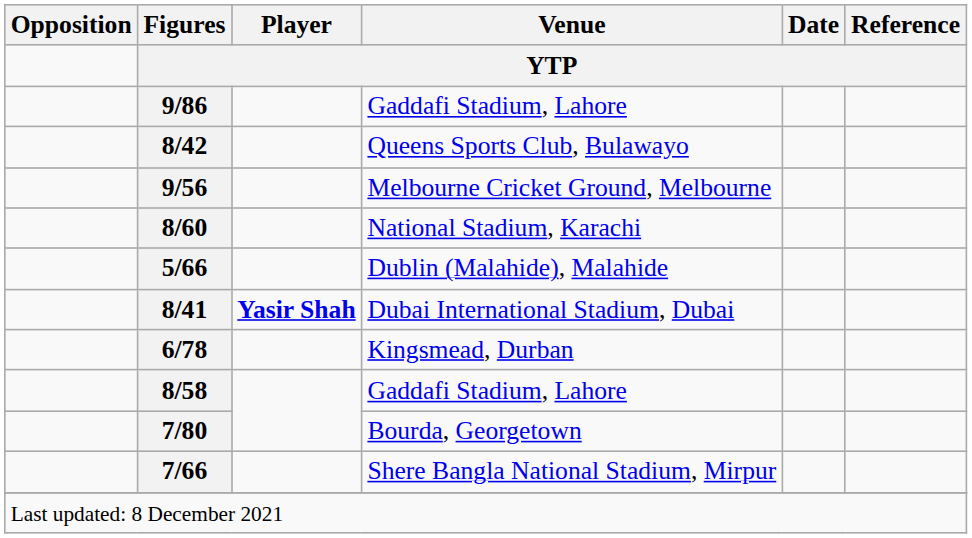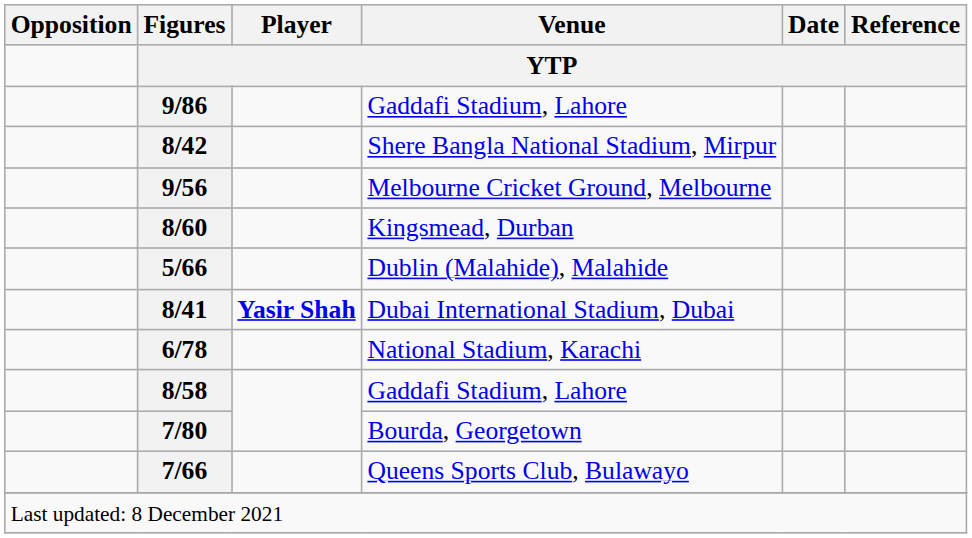(528, 146) Queens Sports Club, Bulawayo -> (572, 146) Shere Bangla National Stadium, Mirpur
(504, 227) National Stadium, Karachi -> (471, 227) Kingsmead, Durban
(471, 349) Kingsmead, Durban -> (504, 349) National Stadium, Karachi
(572, 471) Shere Bangla National Stadium, Mirpur -> (528, 471) Queens Sports Club, Bulawayo
